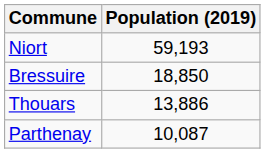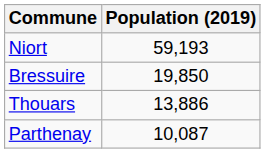(181, 76) 18,850 -> (181, 76) 19,850
